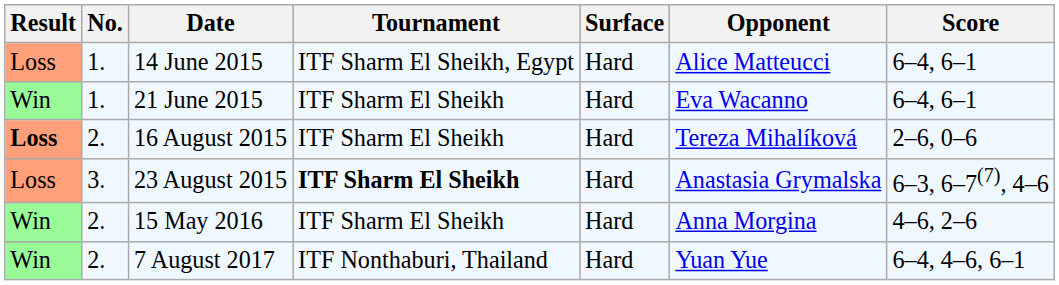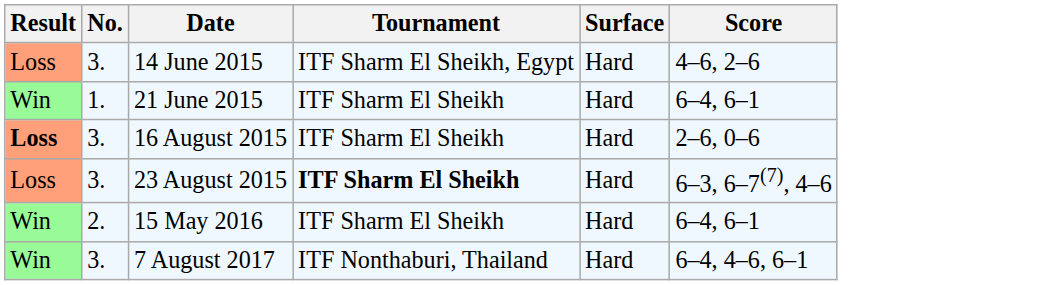- column: (778, 23)
(96, 61) 1. -> (96, 61) 3.
(935, 61) 6–4, 6–1 -> (718, 61) 4–6, 2–6
(96, 138) 2. -> (96, 138) 3.
(935, 221) 4–6, 2–6 -> (718, 221) 6–4, 6–1
(96, 260) 2. -> (96, 260) 3.
